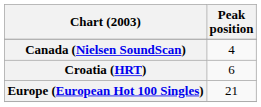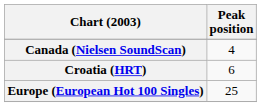(231, 91) 21 -> (231, 91) 25
